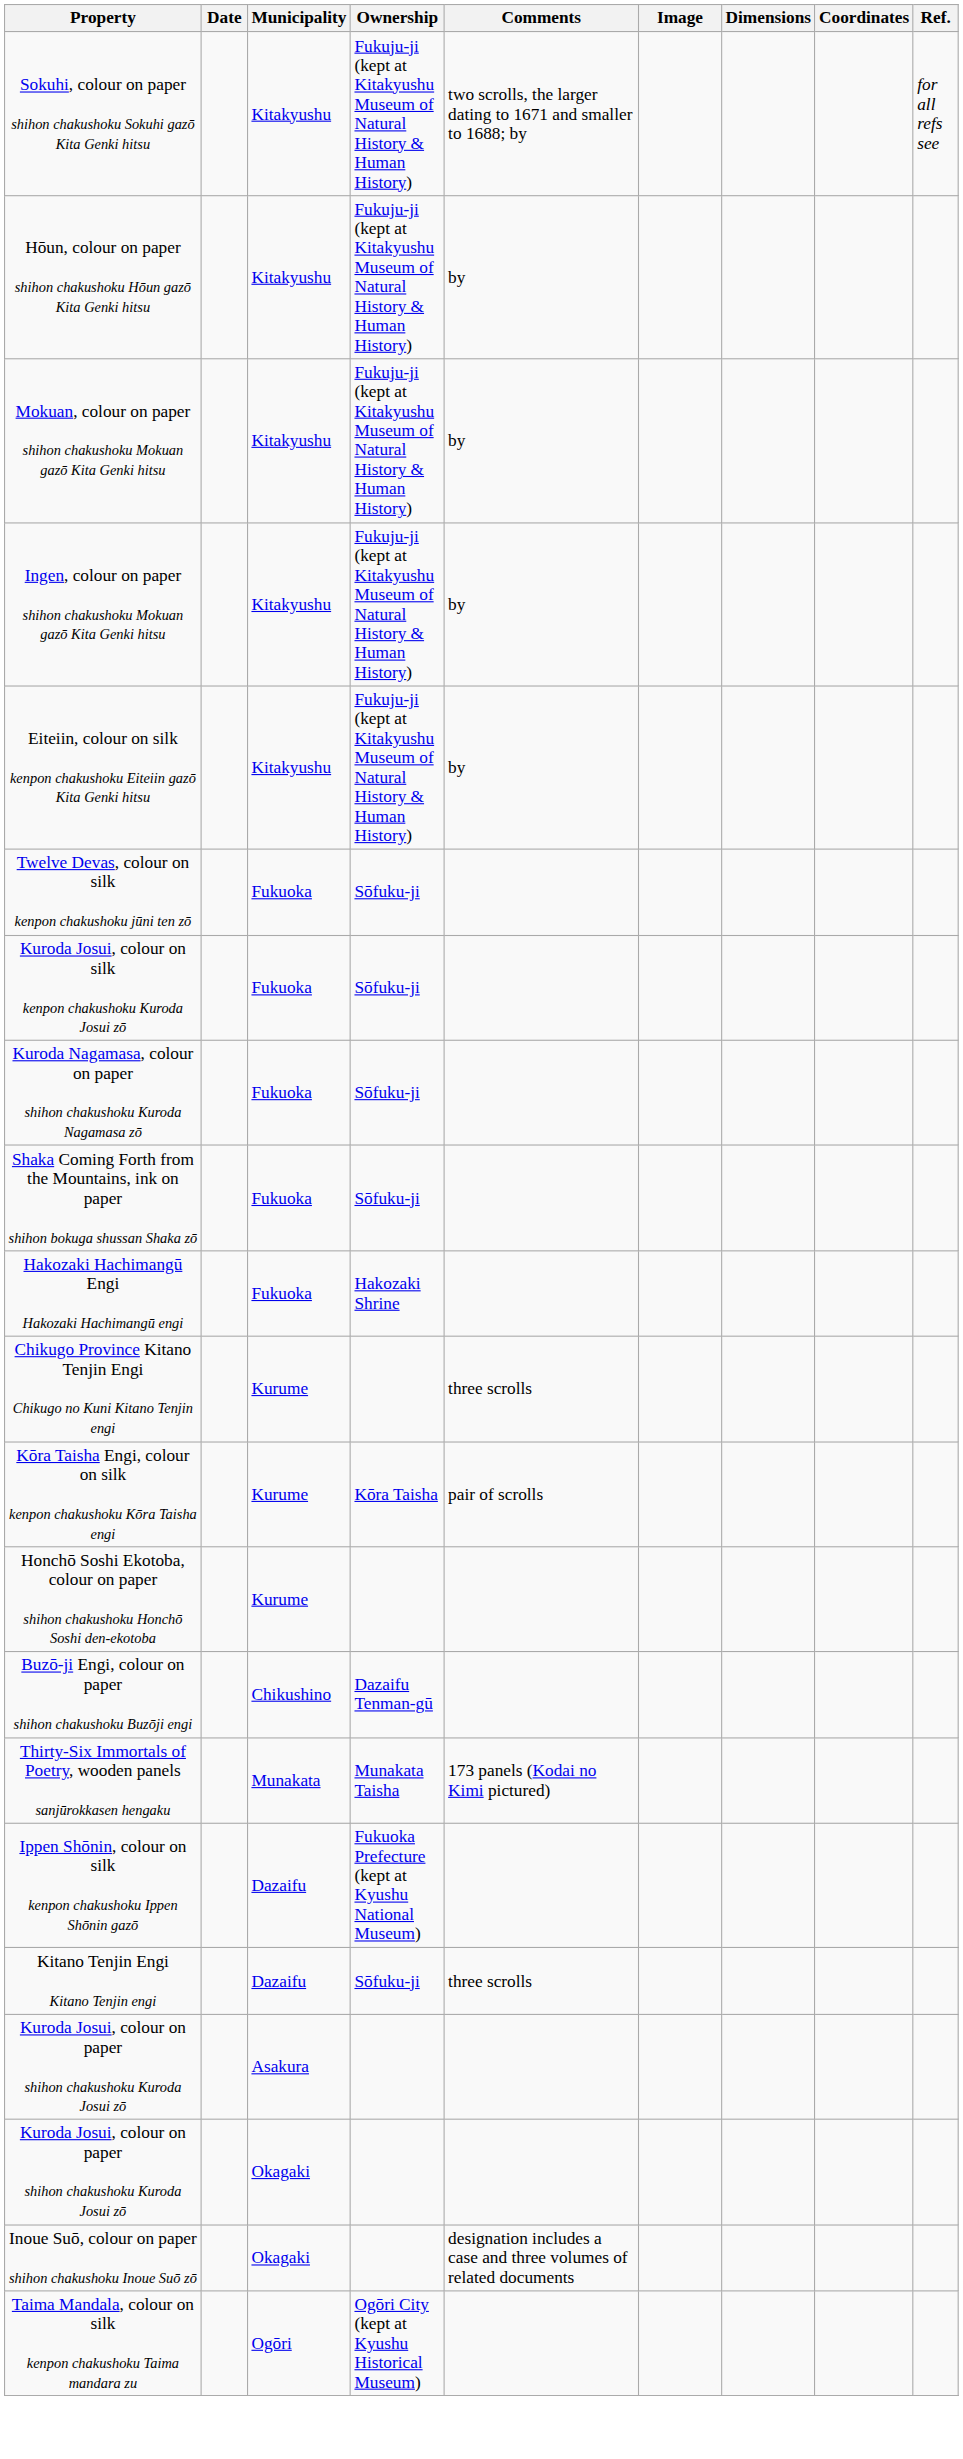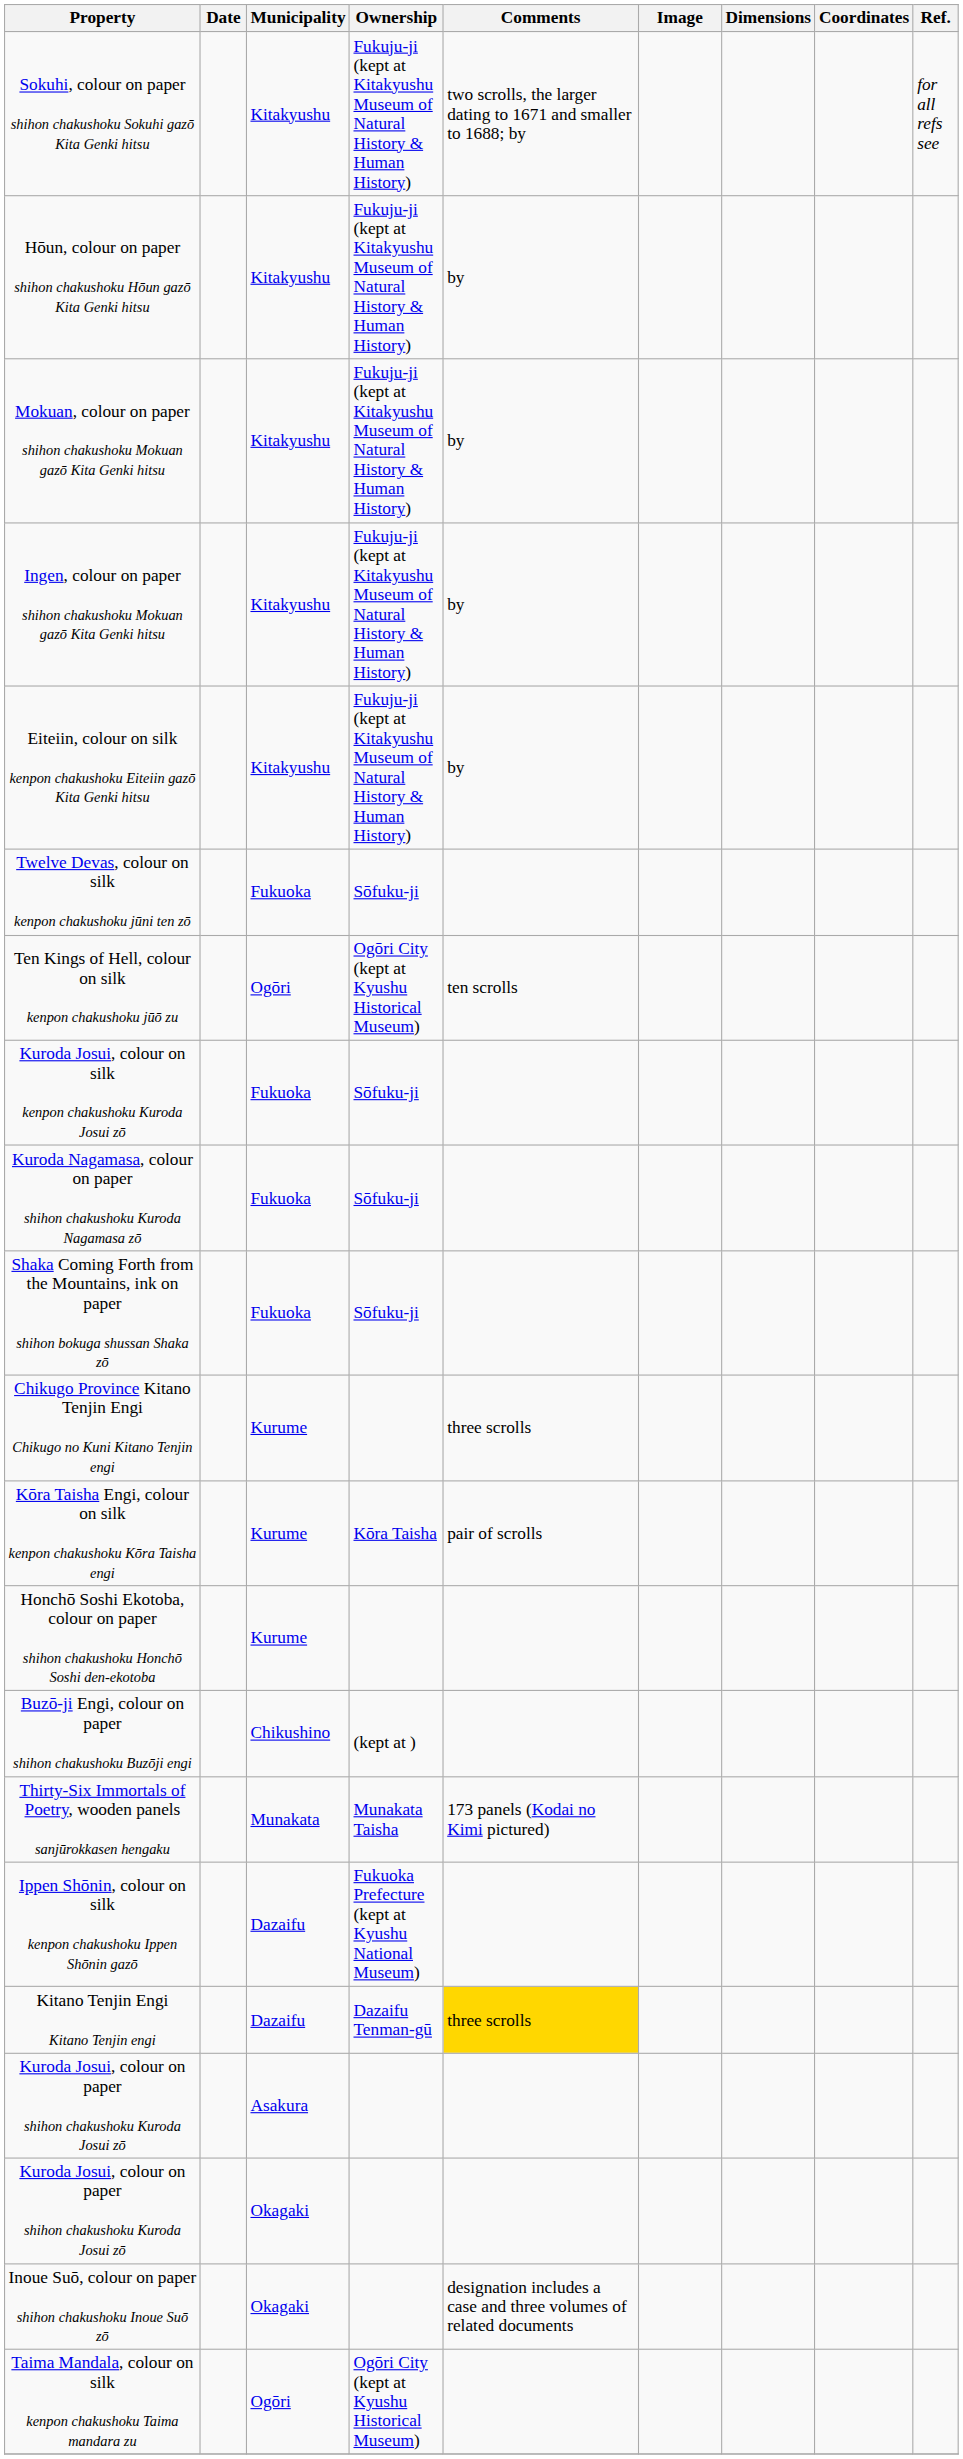+ row: (102, 987)
- row: (103, 1293)
(394, 1694) Dazaifu Tenman-gū -> (385, 1743) (kept at )
(387, 1980) Sōfuku-ji -> (393, 2019) Dazaifu Tenman-gū
(490, 1980) no background -> (489, 2019) gold background
